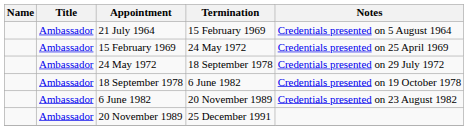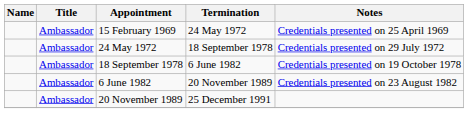- row: (127, 30)
